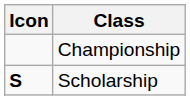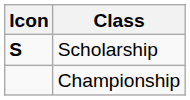rows swapped: (119, 50) <-> (108, 80)
